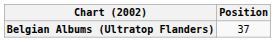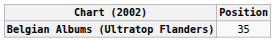(244, 29) 37 -> (244, 29) 35
